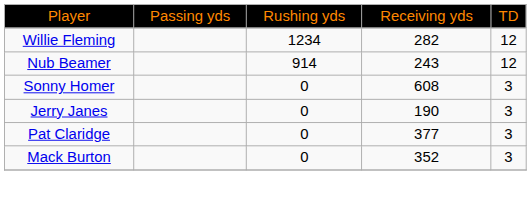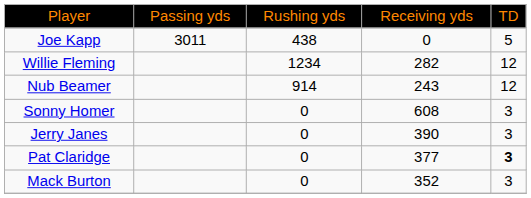+ row: (69, 39)
(427, 110) 190 -> (427, 134) 390
(508, 134) normal -> (508, 157) bold
